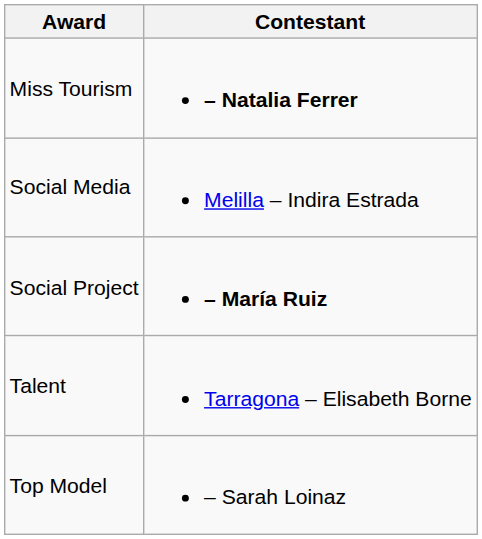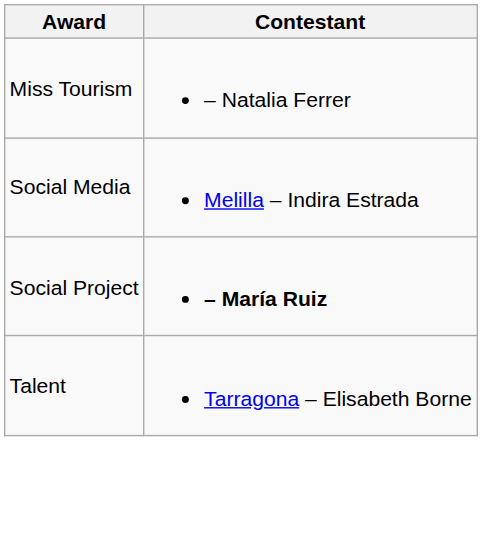(310, 100) bold -> (310, 100) normal
- row: (58, 485)
